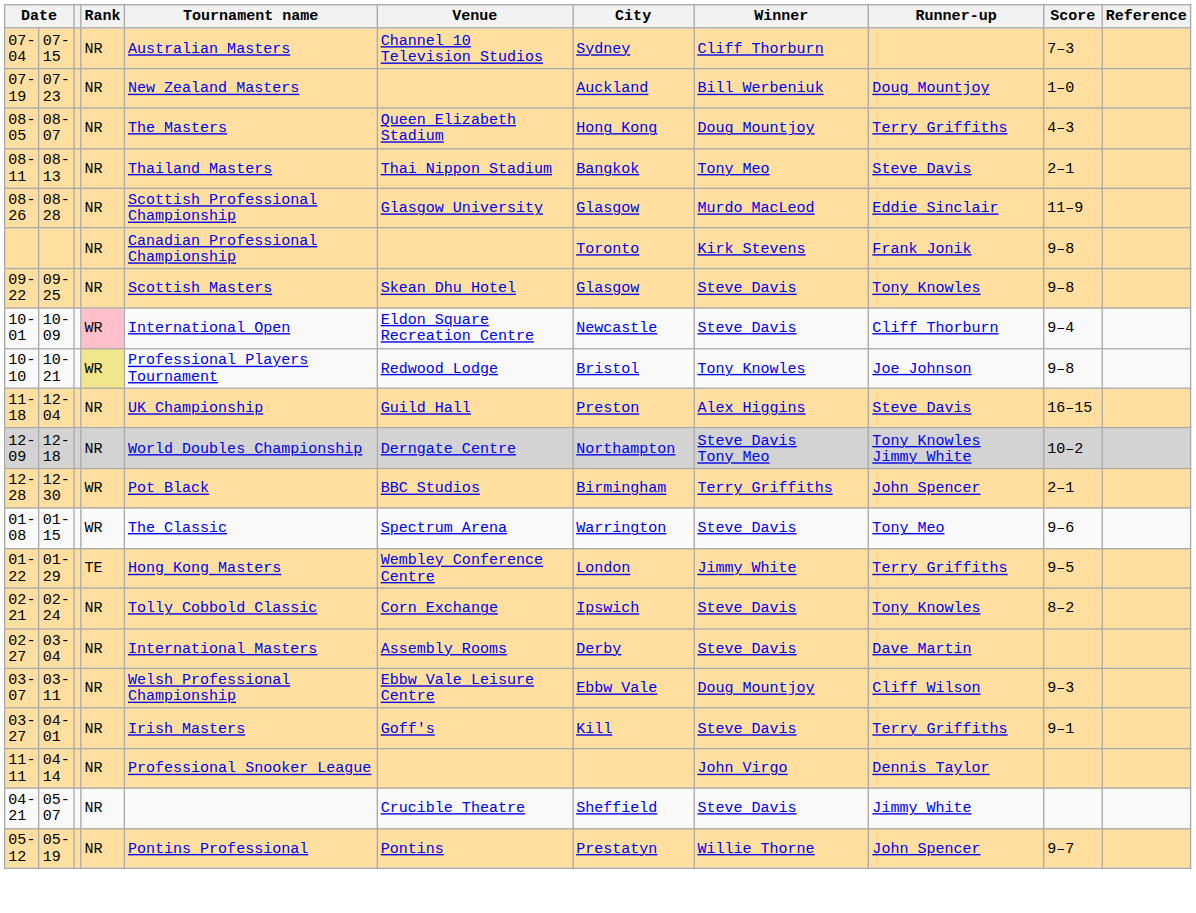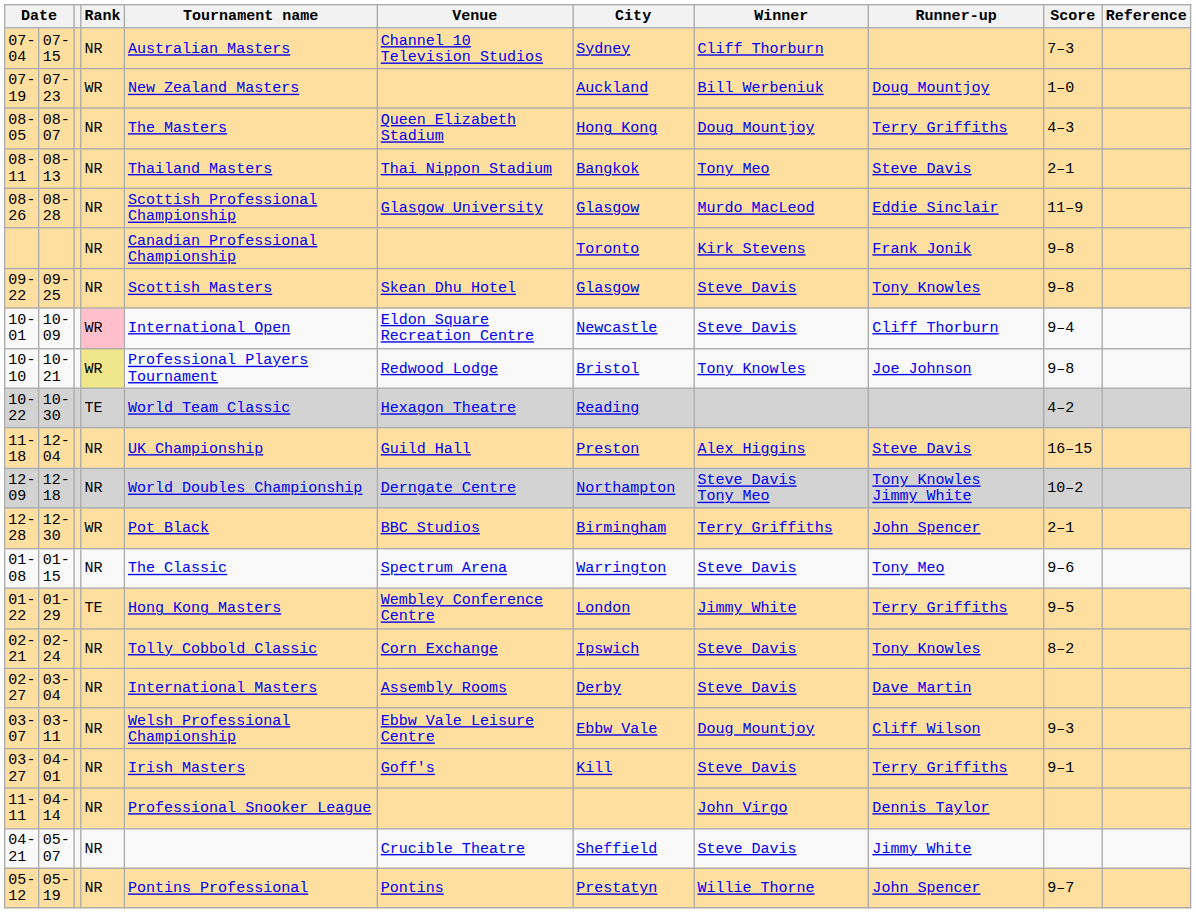(94, 88) NR -> (94, 88) WR
+ row: (22, 408)
(94, 528) WR -> (94, 568) NR
